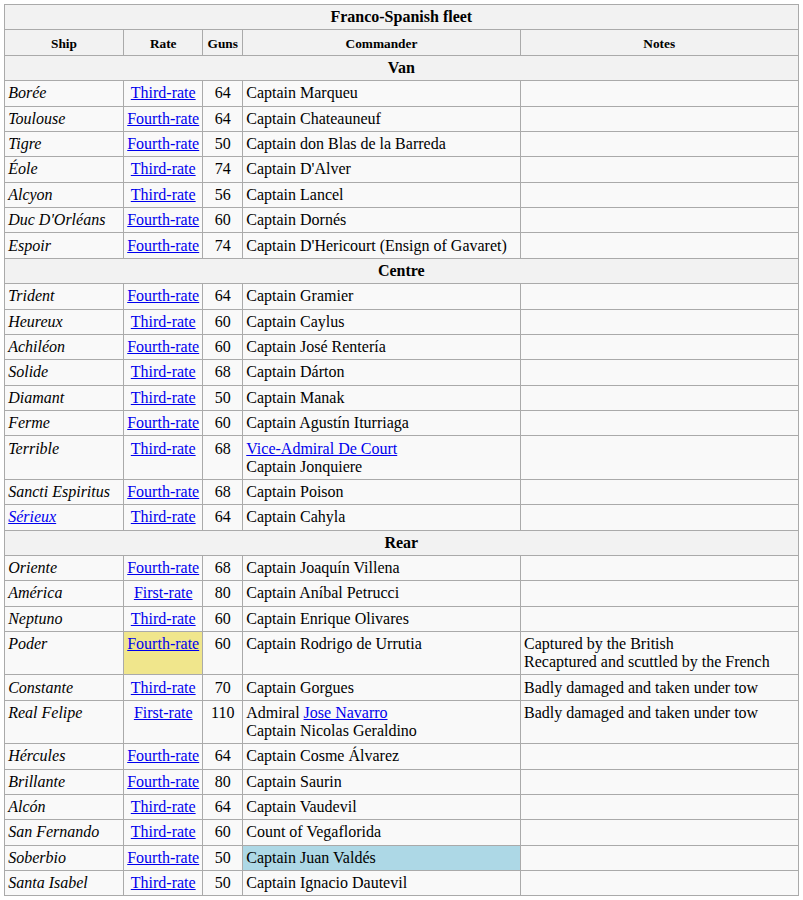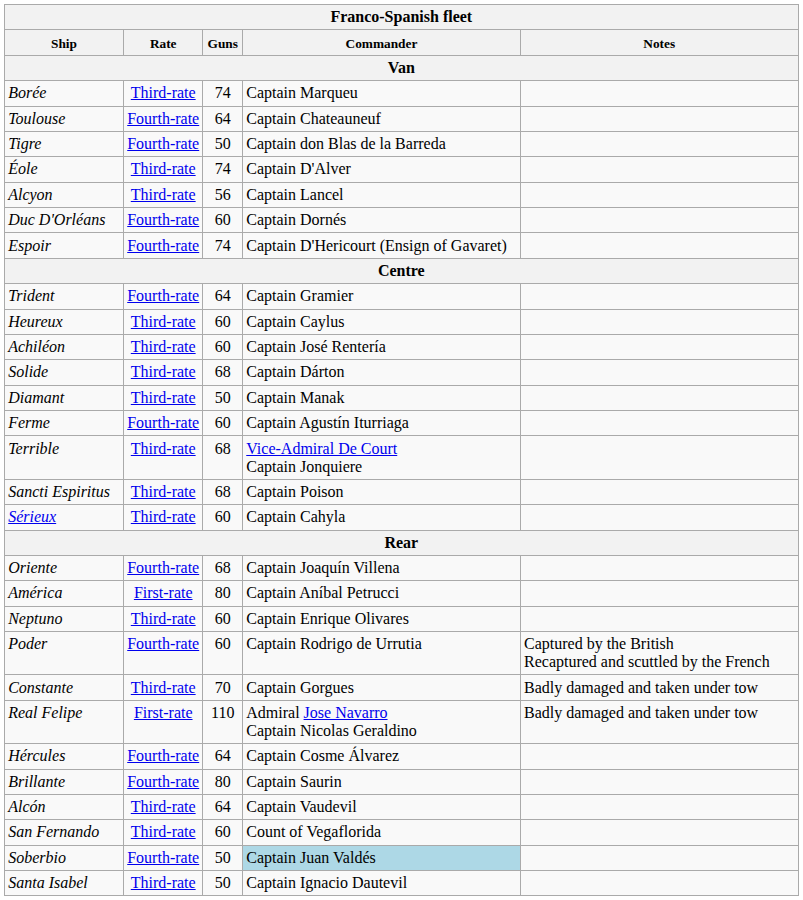(223, 93) 64 -> (223, 93) 74
(163, 347) Fourth-rate -> (163, 347) Third-rate
(163, 491) Fourth-rate -> (163, 491) Third-rate
(223, 517) 64 -> (223, 517) 60
(163, 644) khaki background -> (163, 644) no background
